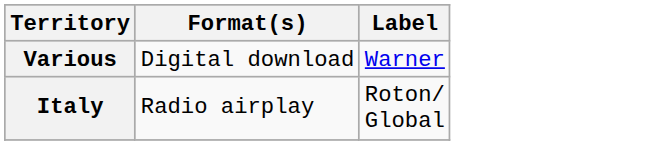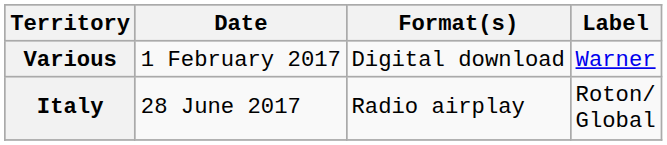+ column: (241, 23)
